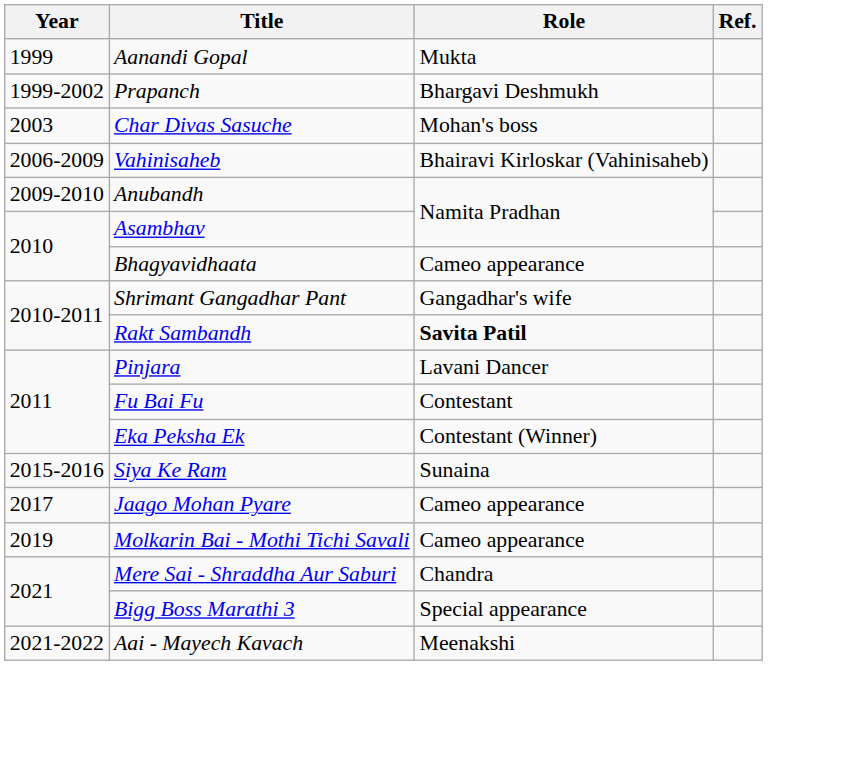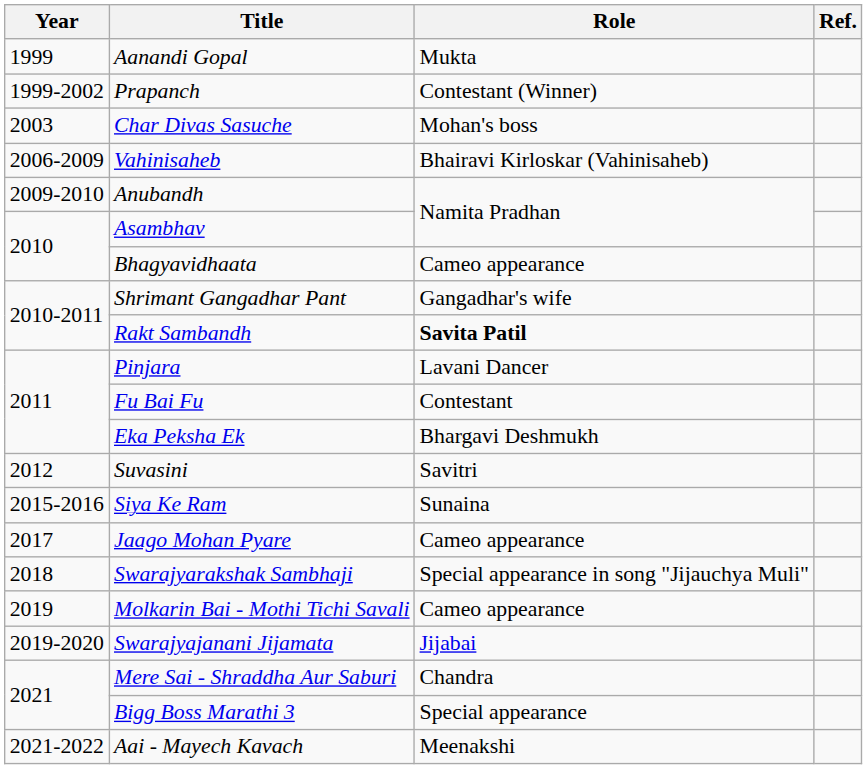(509, 90) Bhargavi Deshmukh -> (508, 90) Contestant (Winner)
(508, 435) Contestant (Winner) -> (509, 435) Bhargavi Deshmukh
+ row: (151, 470)
+ row: (233, 573)
+ row: (224, 642)
